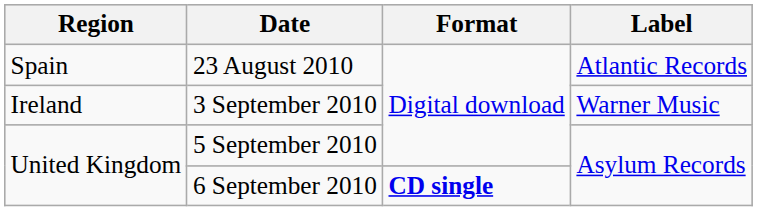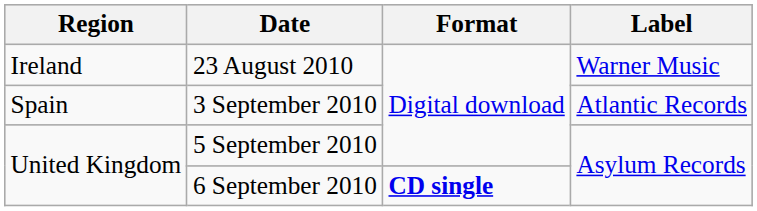(39, 64) Spain -> (46, 64) Ireland
(662, 64) Atlantic Records -> (648, 64) Warner Music
(46, 104) Ireland -> (39, 104) Spain
(648, 104) Warner Music -> (662, 104) Atlantic Records
